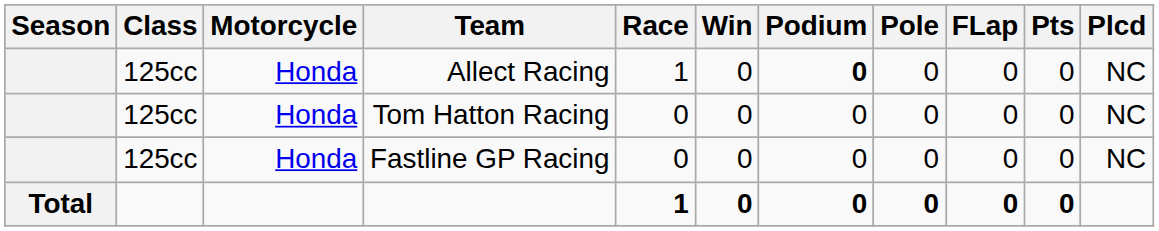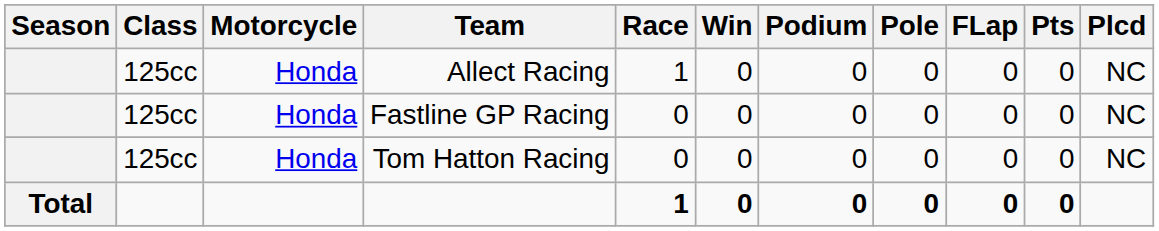(860, 70) bold -> (860, 70) normal
rows swapped: (491, 114) <-> (490, 159)
